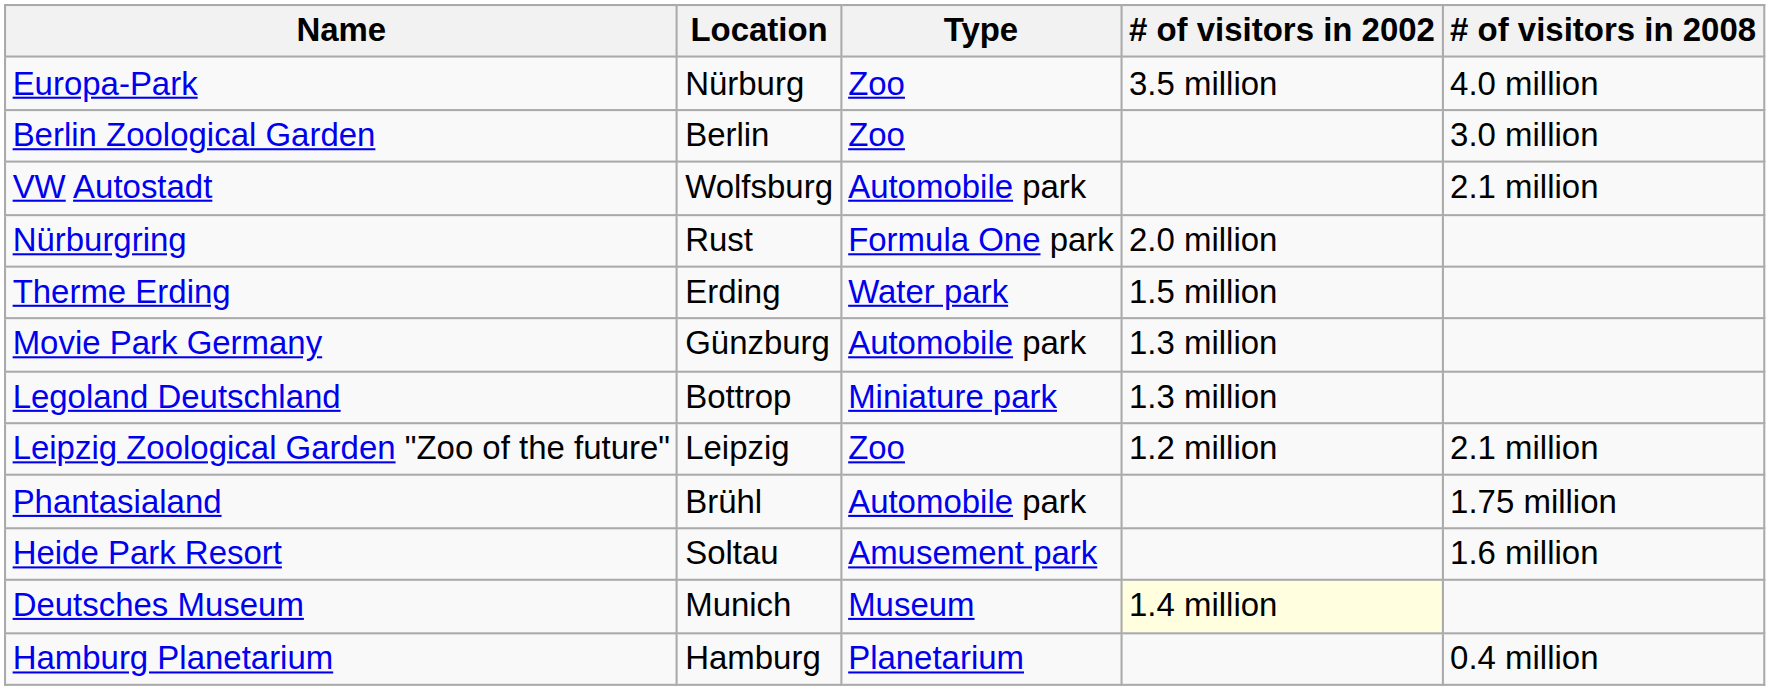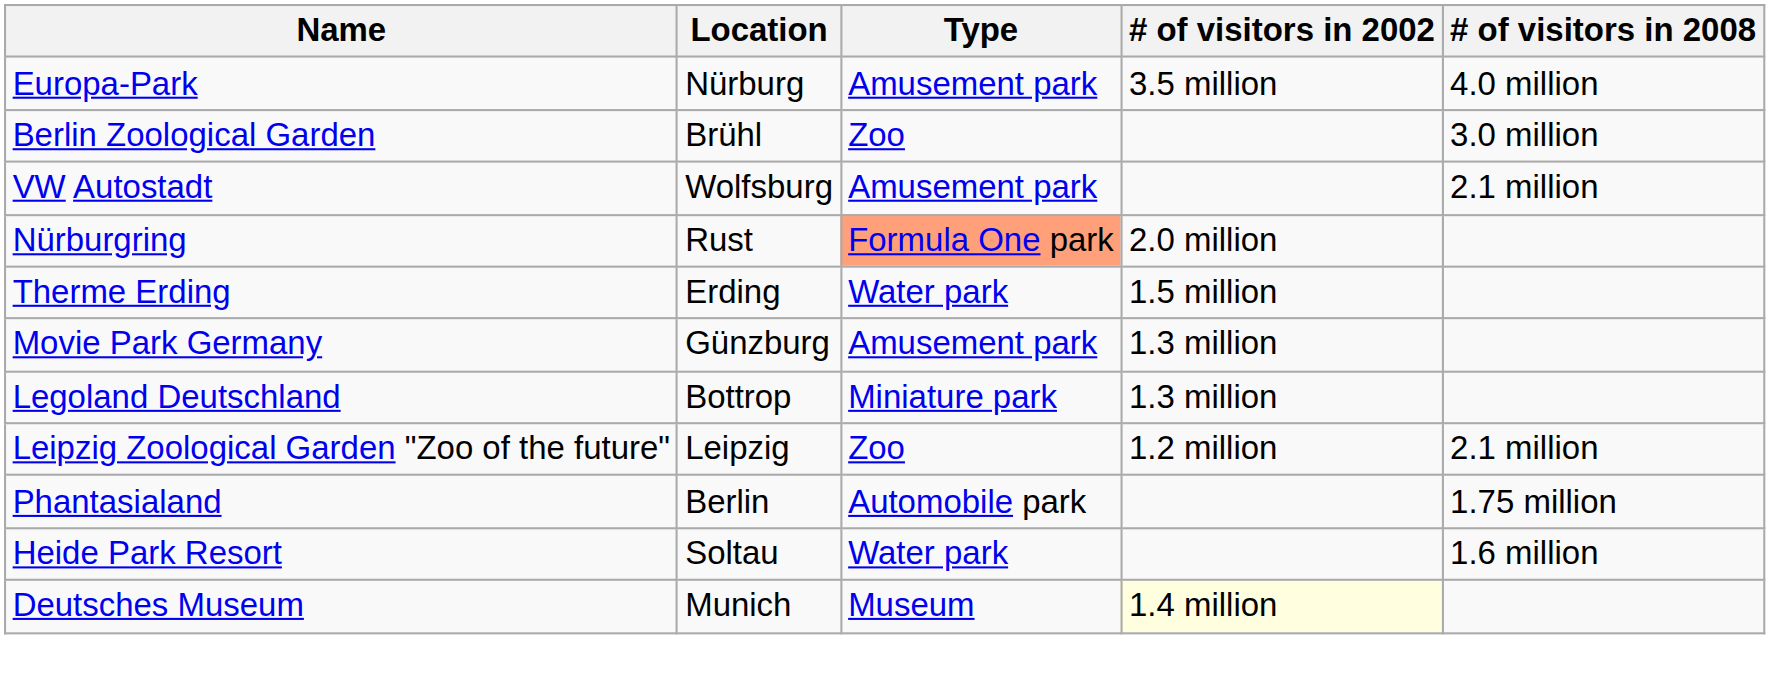(877, 82) Zoo -> (973, 82) Amusement park
(727, 135) Berlin -> (724, 135) Brühl
(967, 187) Automobile park -> (973, 187) Amusement park
(981, 239) no background -> (981, 239) lightsalmon background
(967, 344) Automobile park -> (973, 344) Amusement park
(724, 501) Brühl -> (727, 501) Berlin
(973, 553) Amusement park -> (928, 553) Water park
- row: (173, 657)
